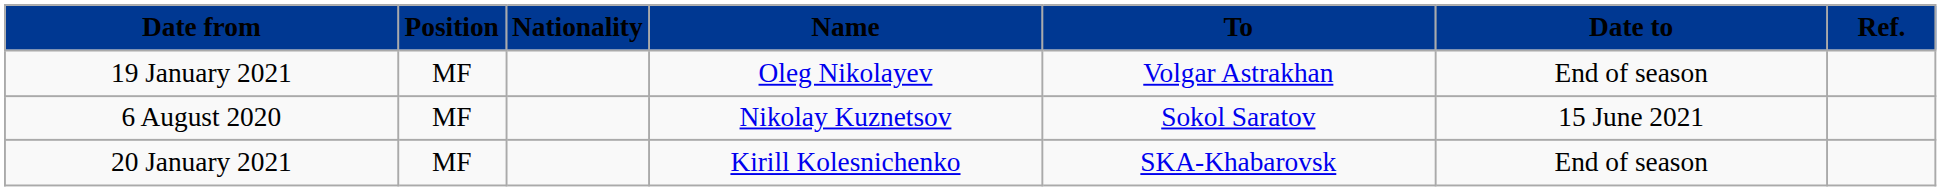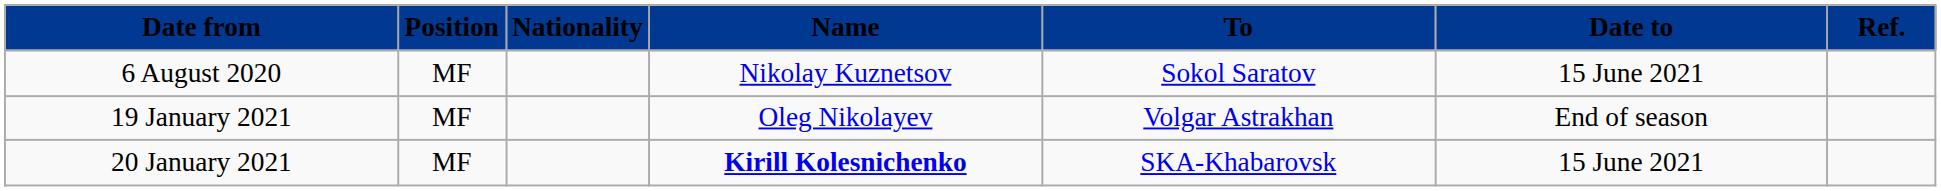rows swapped: (201, 117) <-> (201, 72)
(845, 162) normal -> (845, 162) bold
(1631, 162) End of season -> (1631, 162) 15 June 2021
